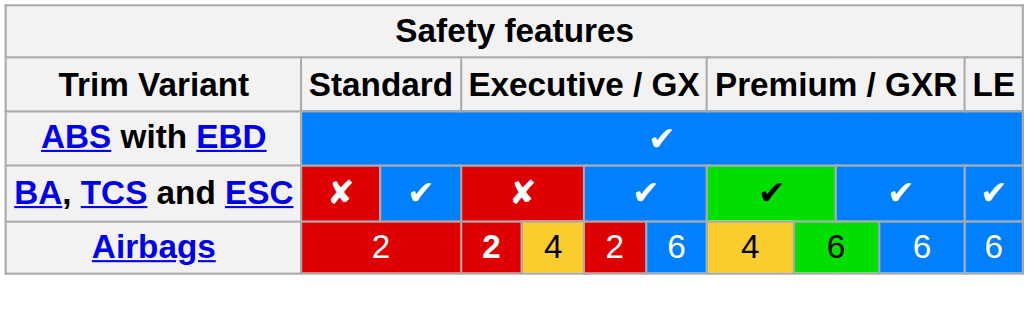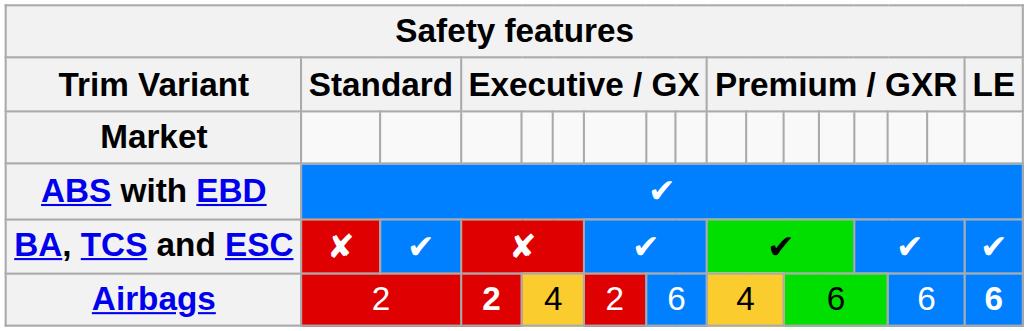+ row: (154, 136)
(994, 246) normal -> (994, 299) bold
